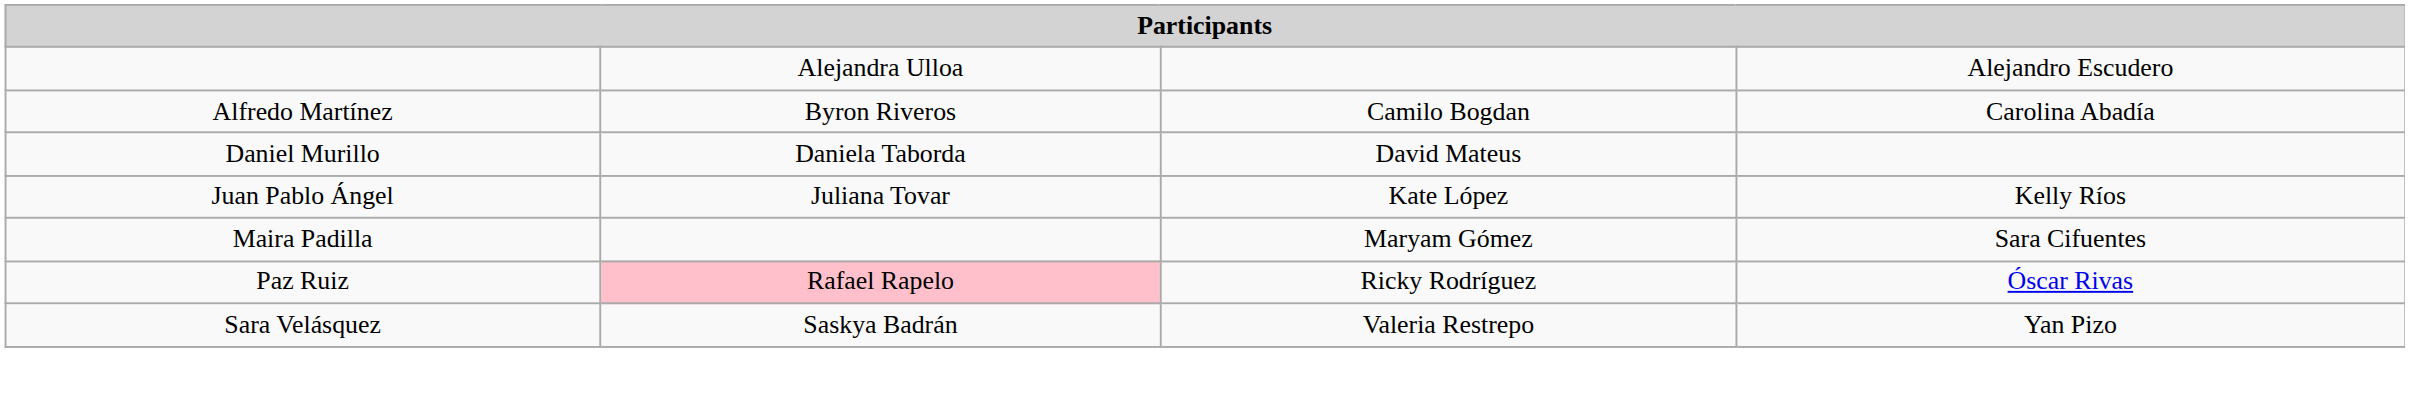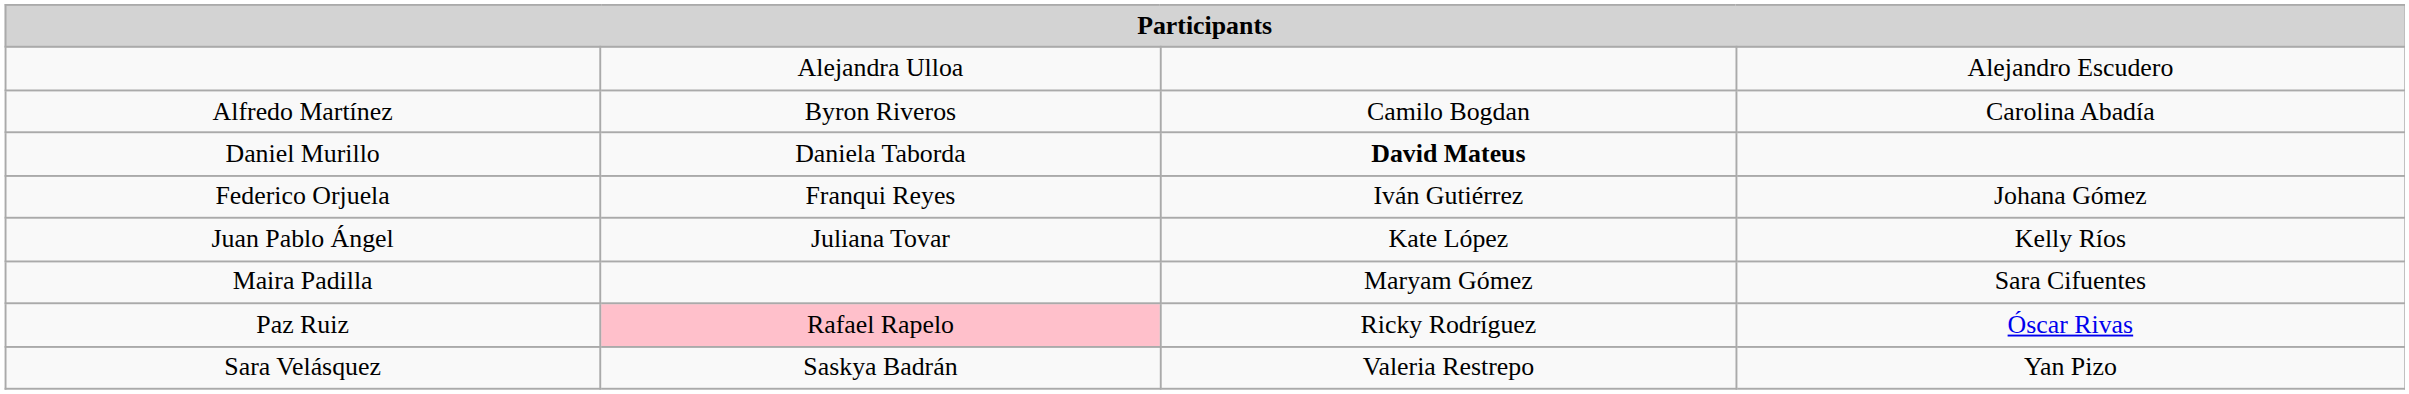(1448, 153) normal -> (1448, 153) bold
+ row: (303, 195)
